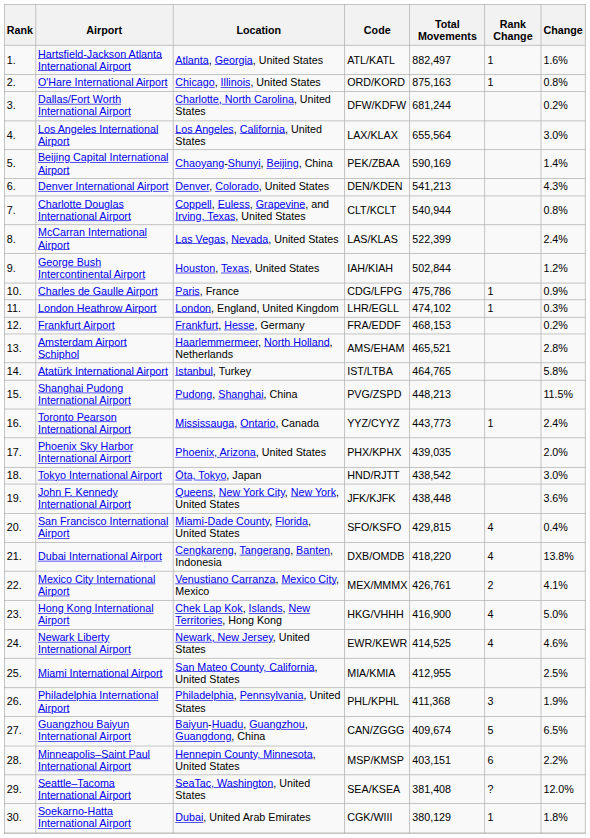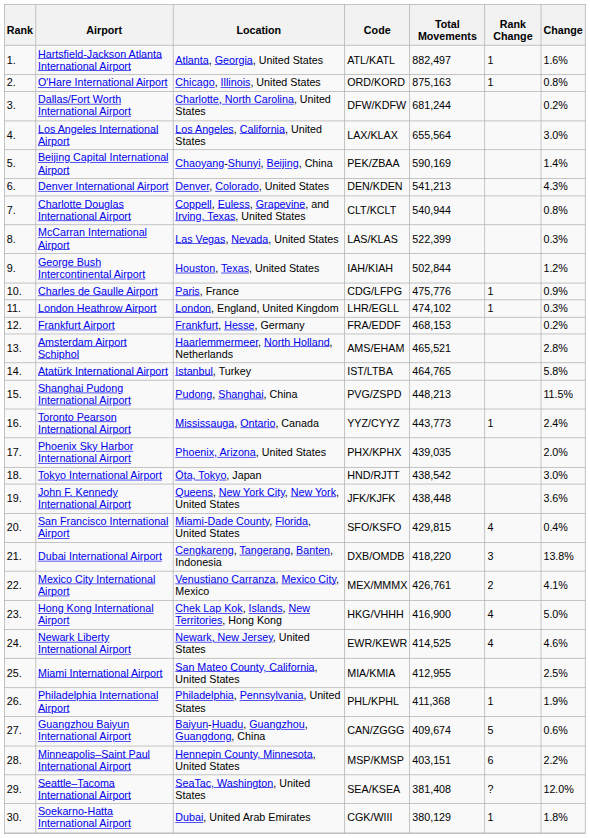(556, 239) 2.4% -> (556, 239) 0.3%
(432, 291) 475,786 -> (432, 291) 475,776
(490, 556) 4 -> (490, 556) 3
(490, 702) 3 -> (490, 702) 1
(556, 731) 6.5% -> (556, 731) 0.6%
